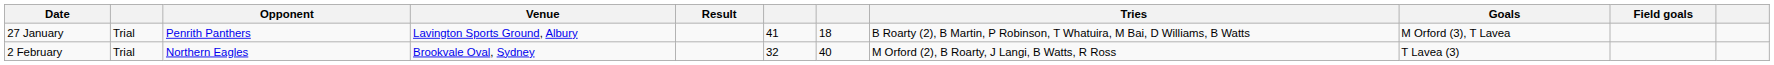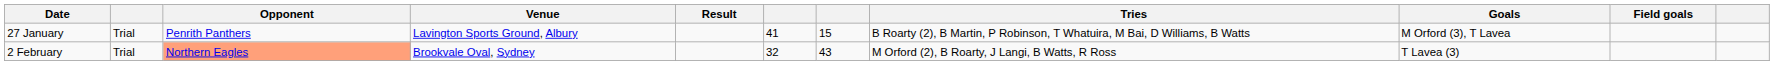(825, 32) 18 -> (825, 32) 15
(207, 51) no background -> (207, 51) lightsalmon background
(825, 51) 40 -> (825, 51) 43
